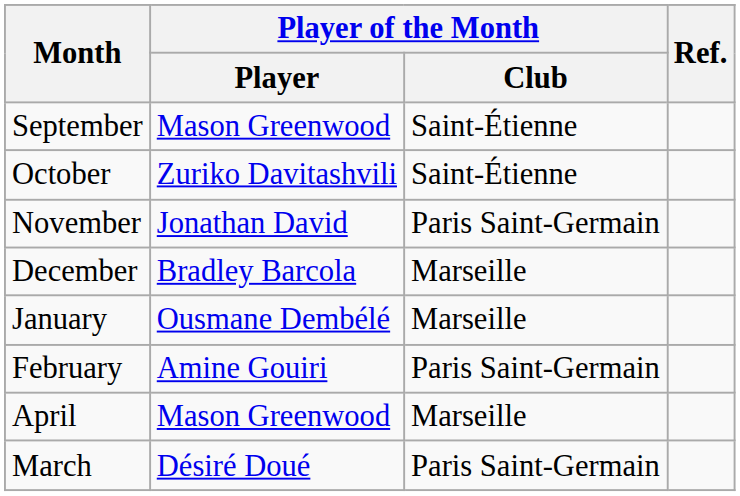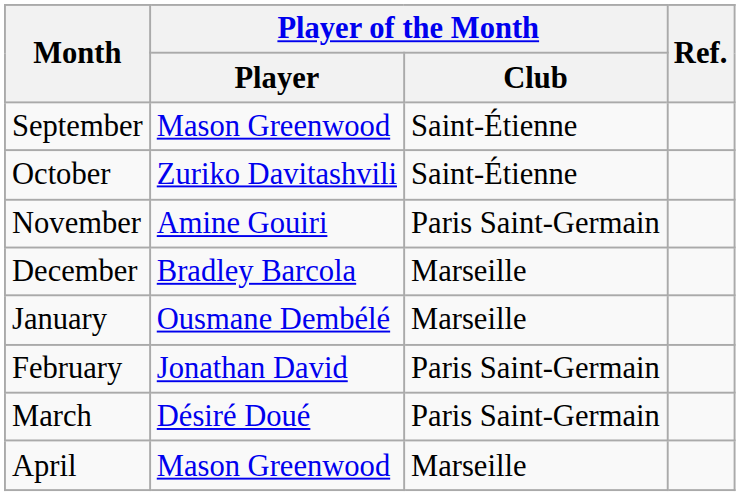(252, 222) Jonathan David -> (242, 222) Amine Gouiri
(242, 367) Amine Gouiri -> (252, 367) Jonathan David
rows swapped: (52, 464) <-> (44, 416)
